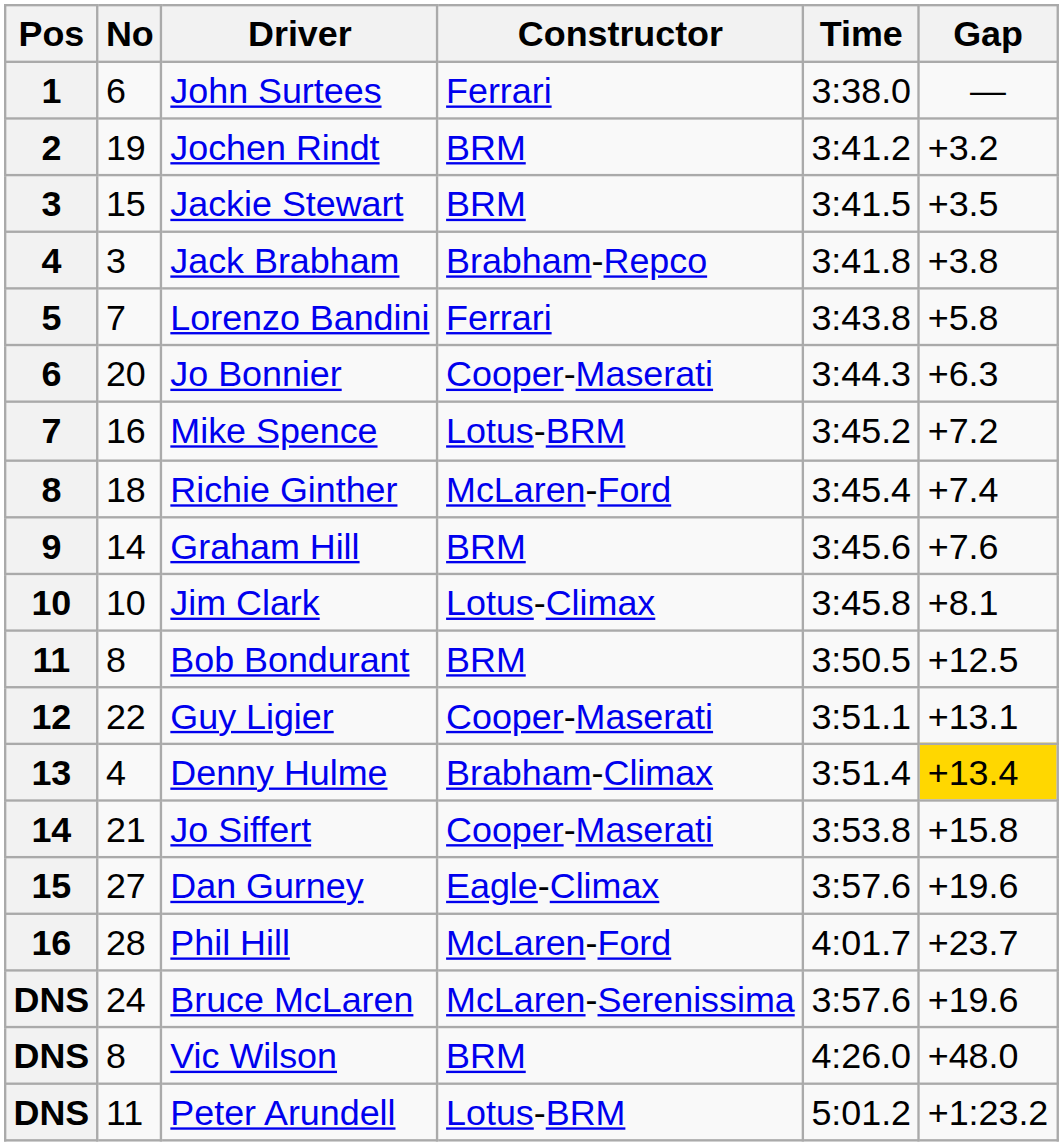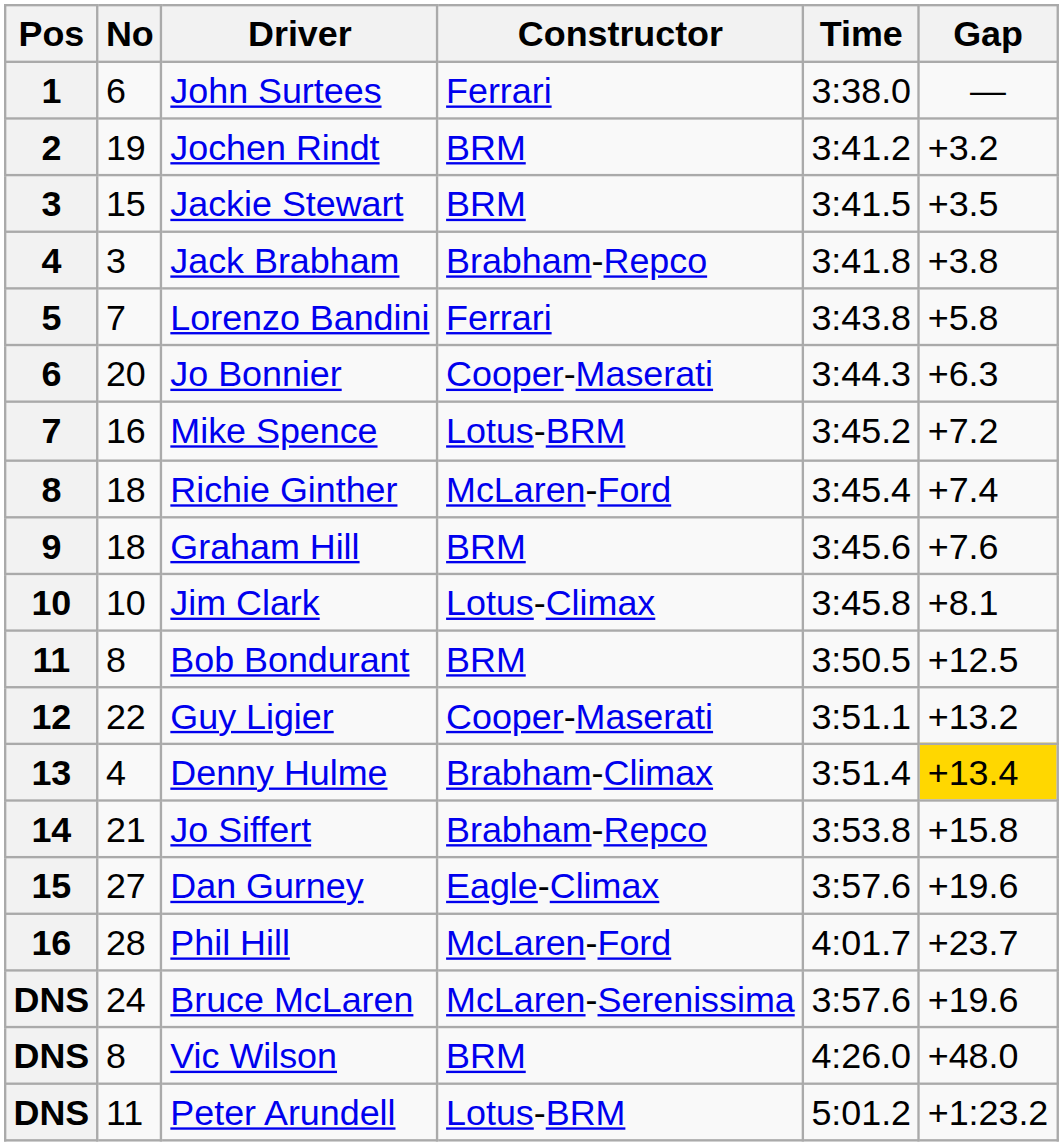(126, 545) 14 -> (126, 545) 18
(973, 715) +13.1 -> (973, 715) +13.2
(580, 829) Cooper-Maserati -> (577, 829) Brabham-Repco
